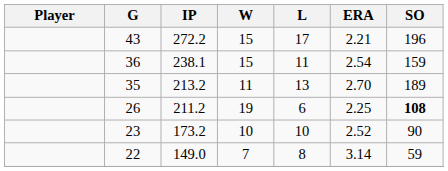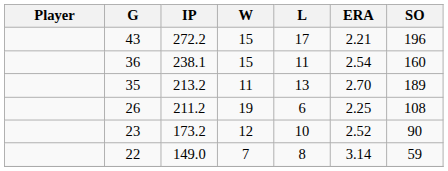(415, 62) 159 -> (415, 62) 160
(415, 108) bold -> (415, 108) normal
(246, 131) 10 -> (246, 131) 12
